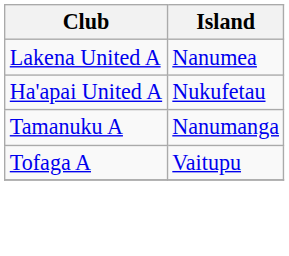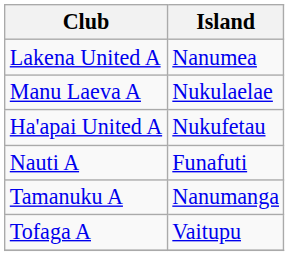+ row: (75, 92)
+ row: (44, 162)
